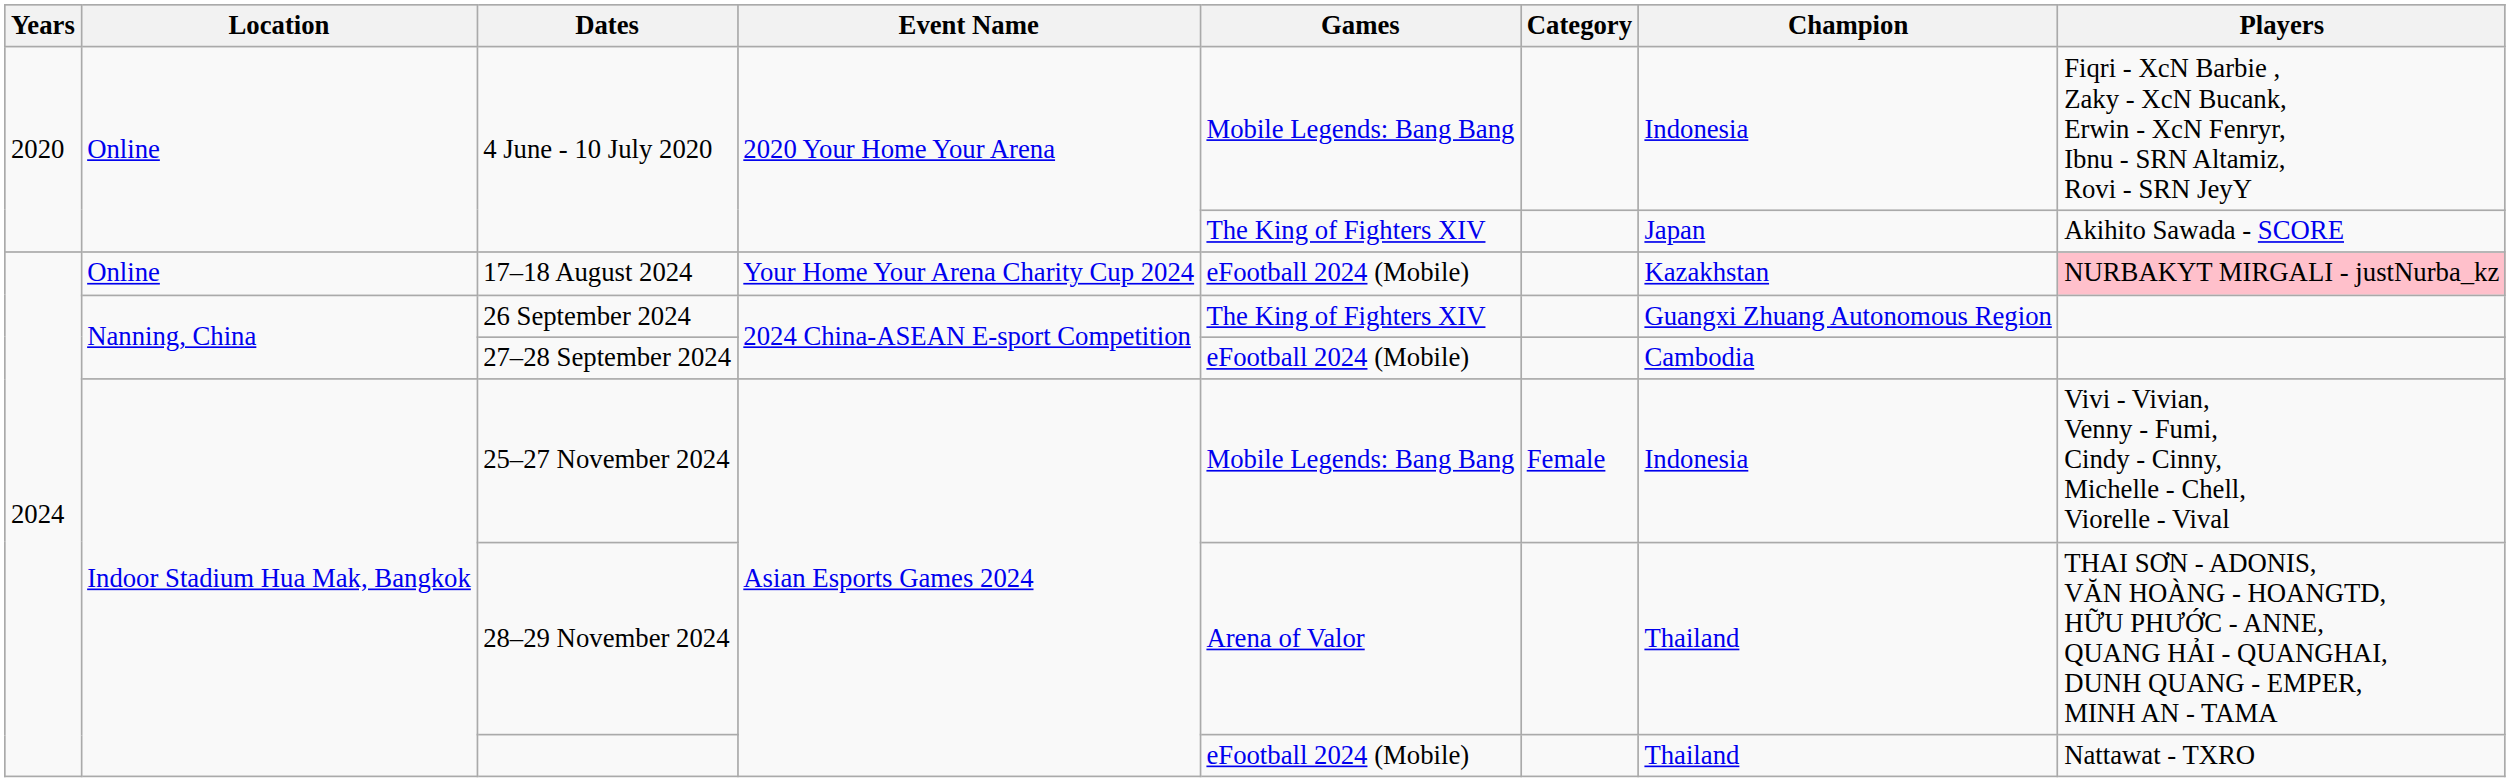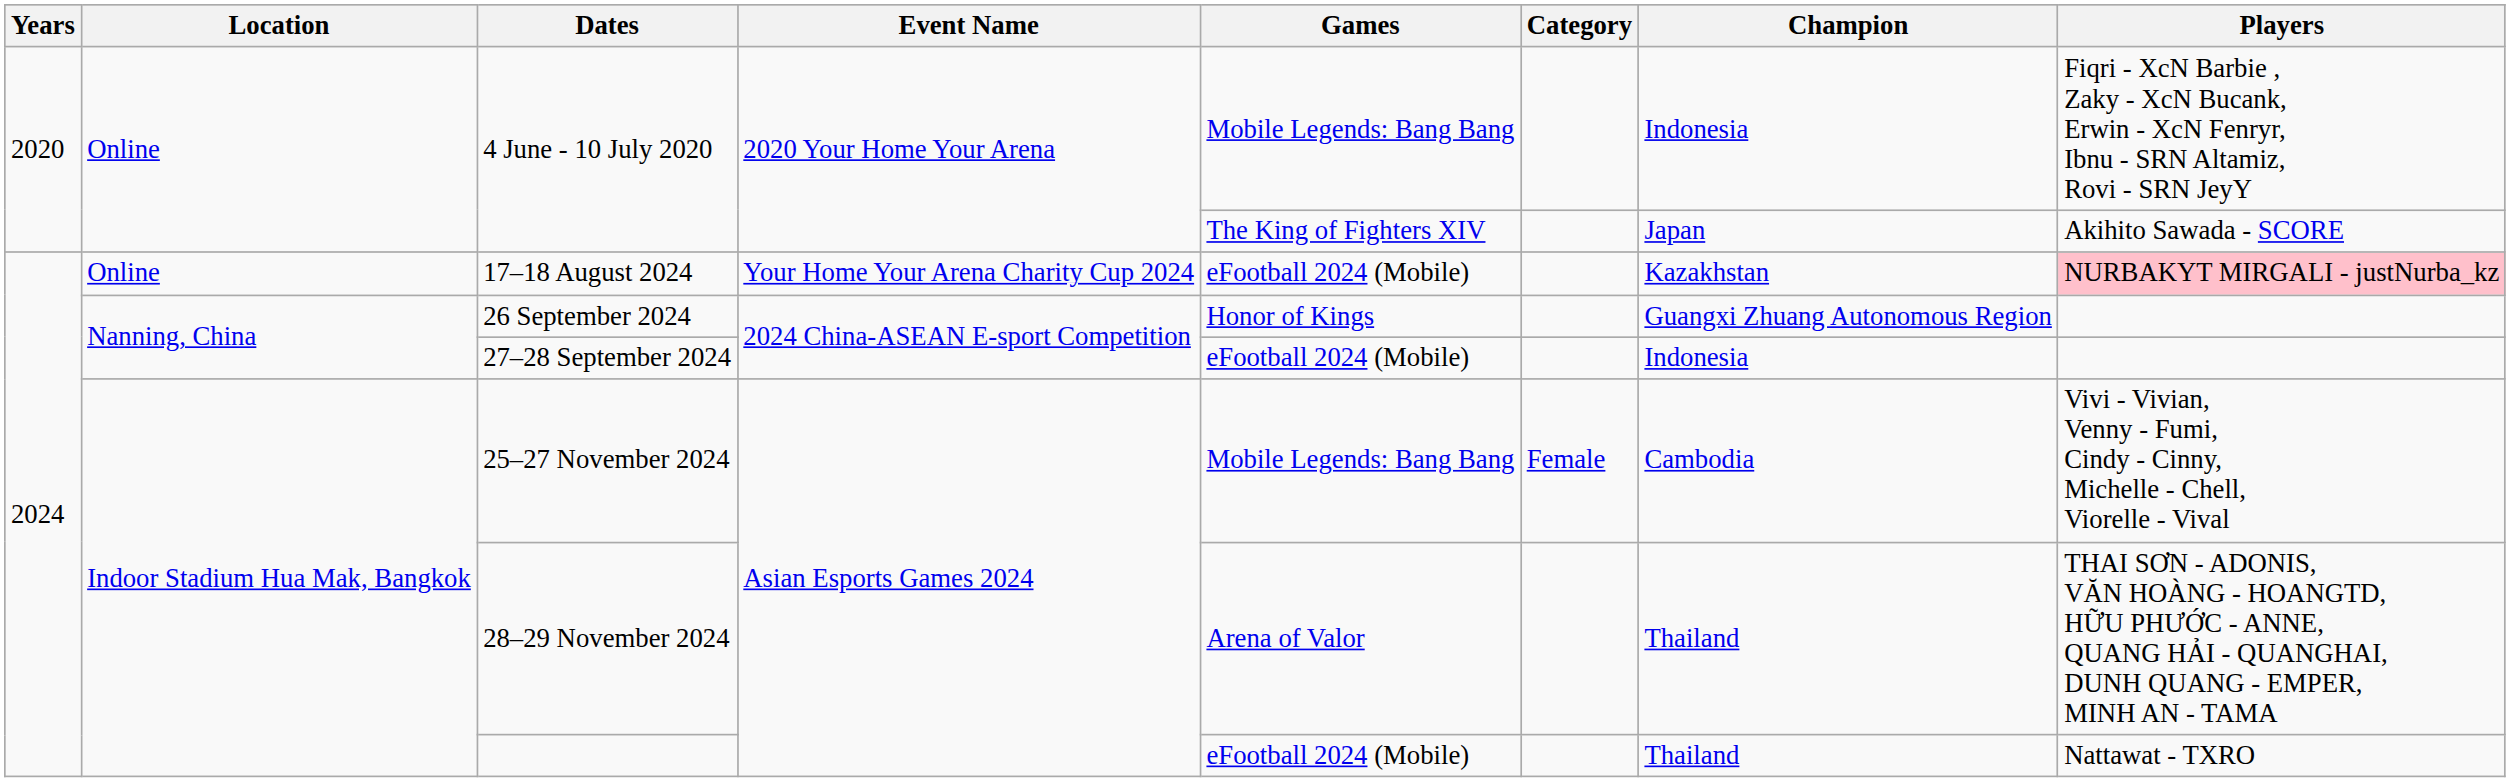(1346, 315) The King of Fighters XIV -> (1290, 315) Honor of Kings
(1699, 357) Cambodia -> (1696, 357) Indonesia
(1696, 460) Indonesia -> (1699, 460) Cambodia
